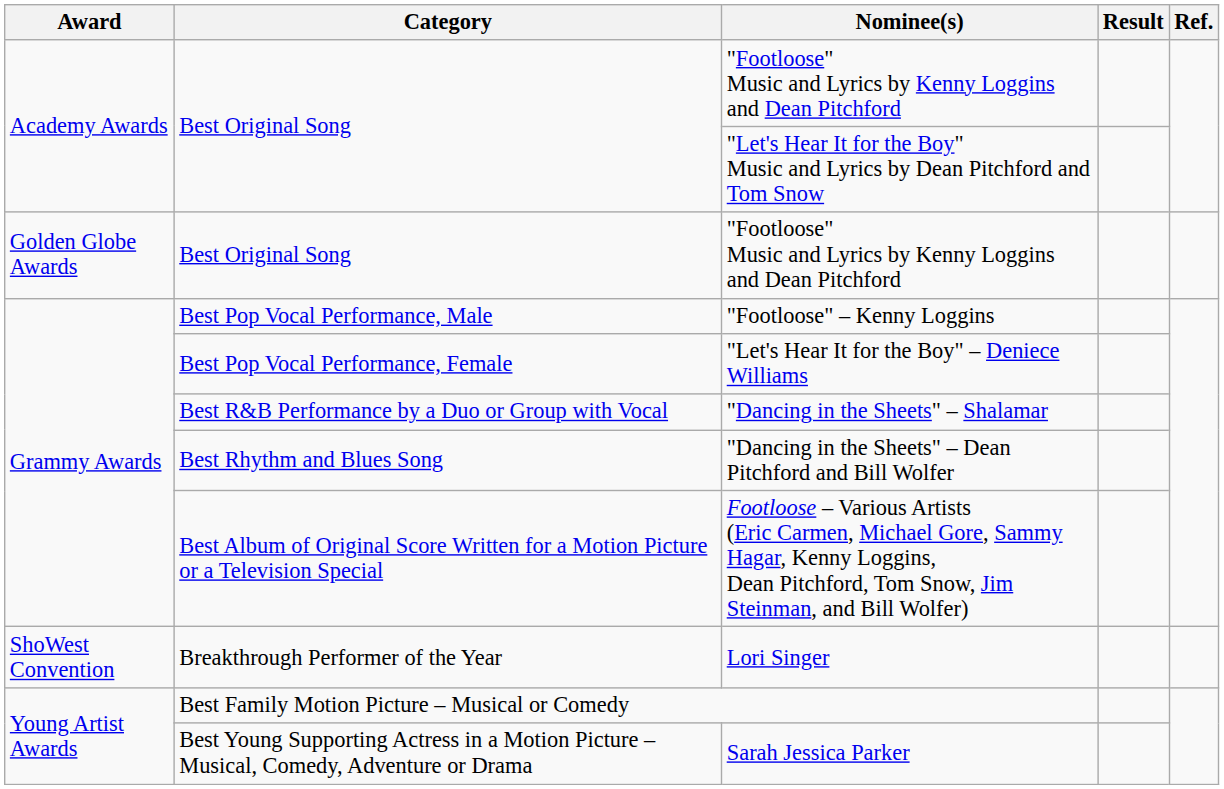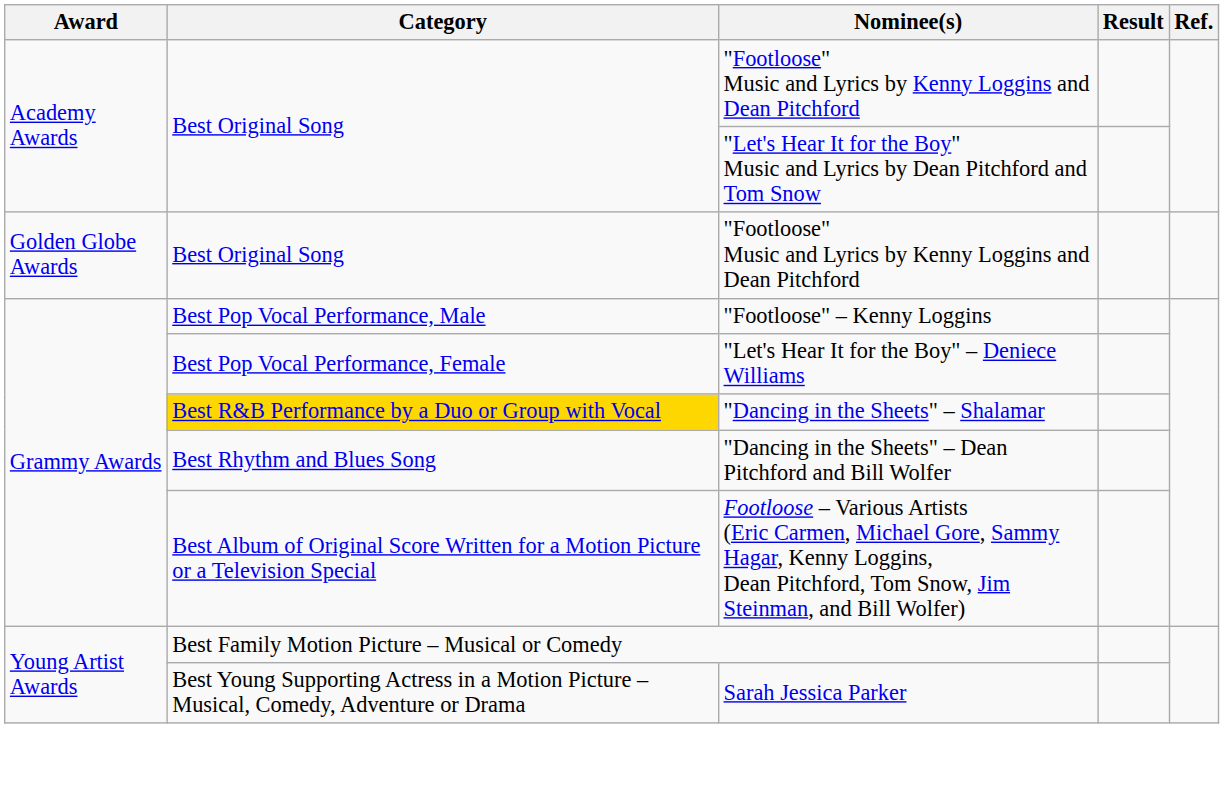(424, 411) no background -> (417, 411) gold background
- row: (62, 656)
